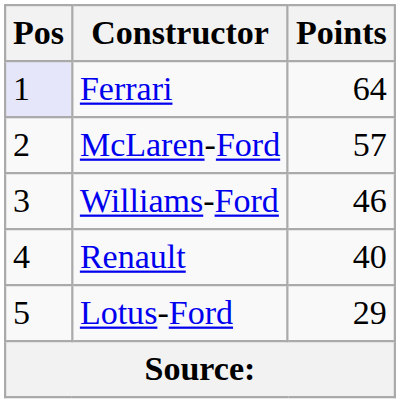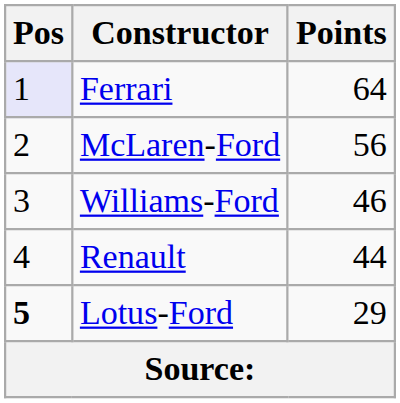(370, 145) 57 -> (370, 145) 56
(370, 257) 40 -> (370, 257) 44
(22, 313) normal -> (22, 313) bold
